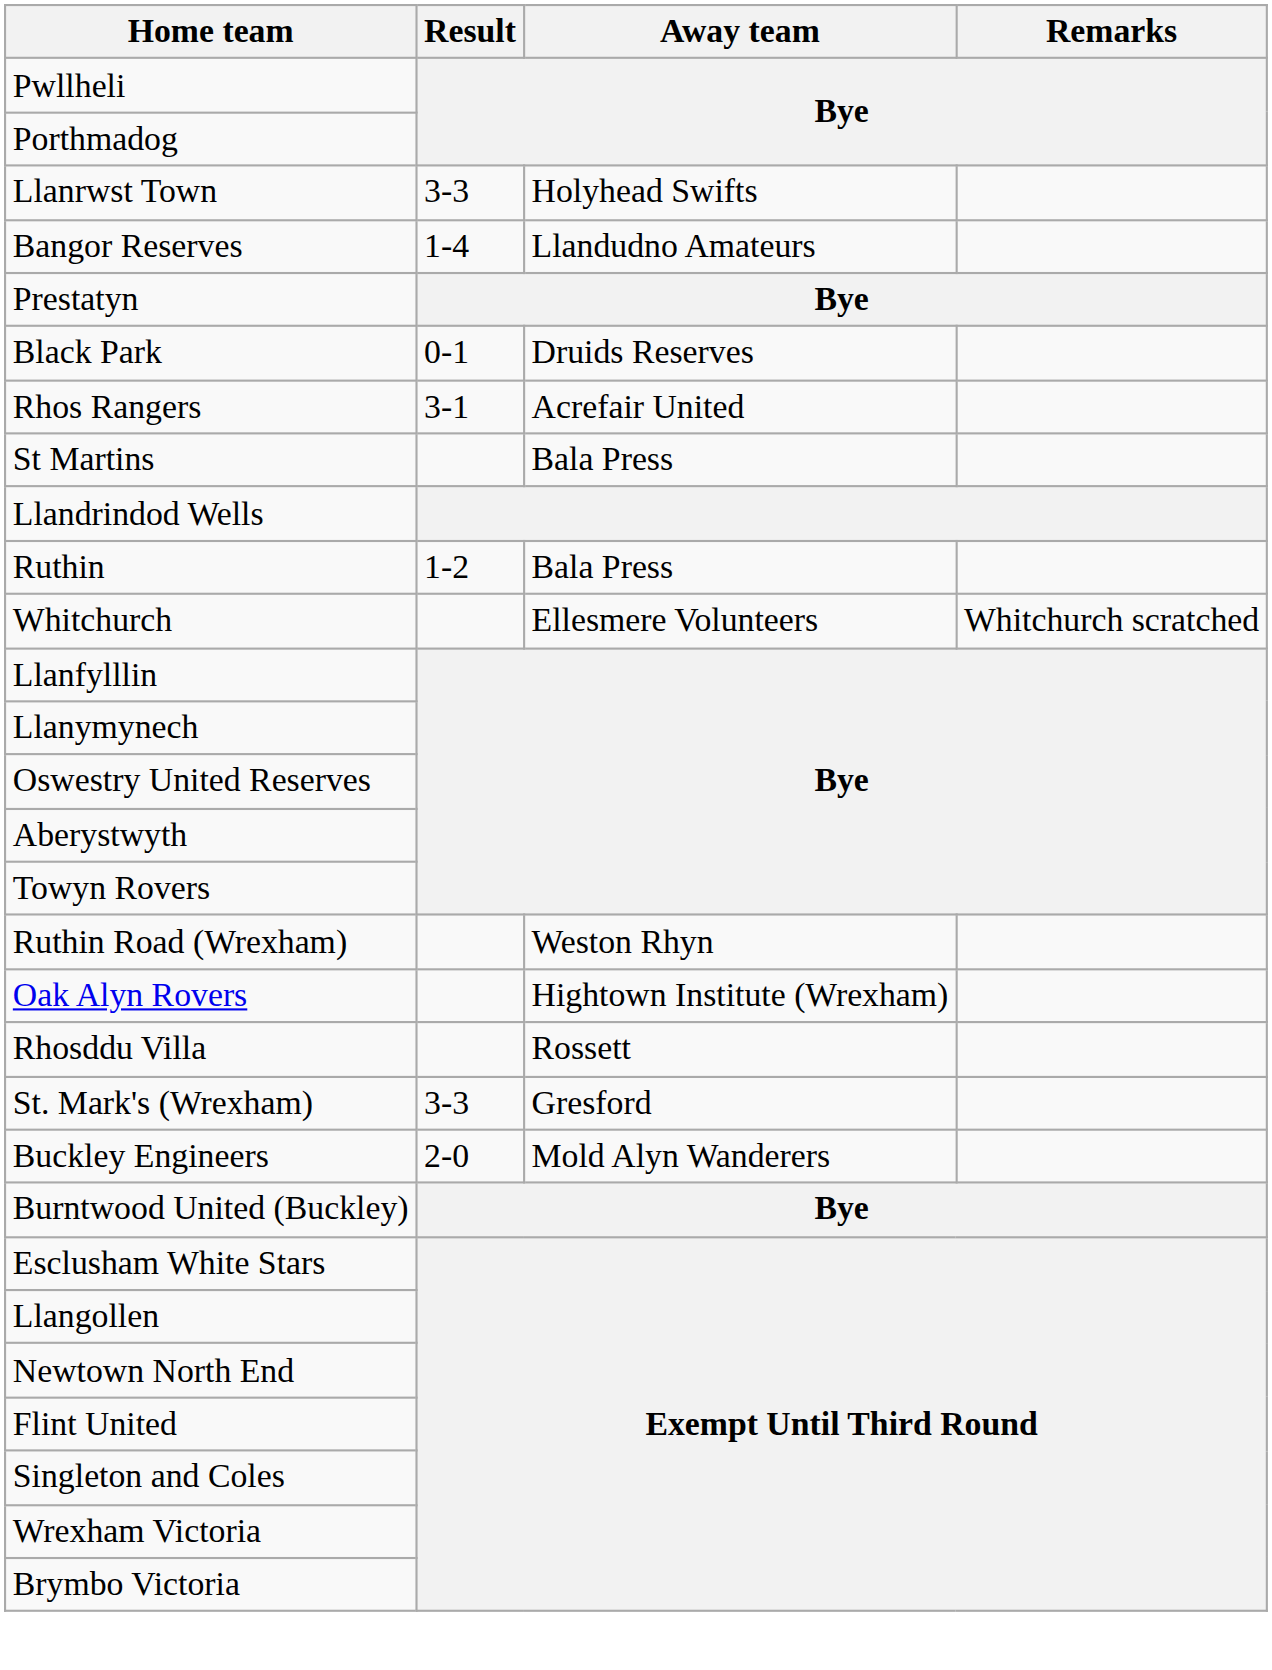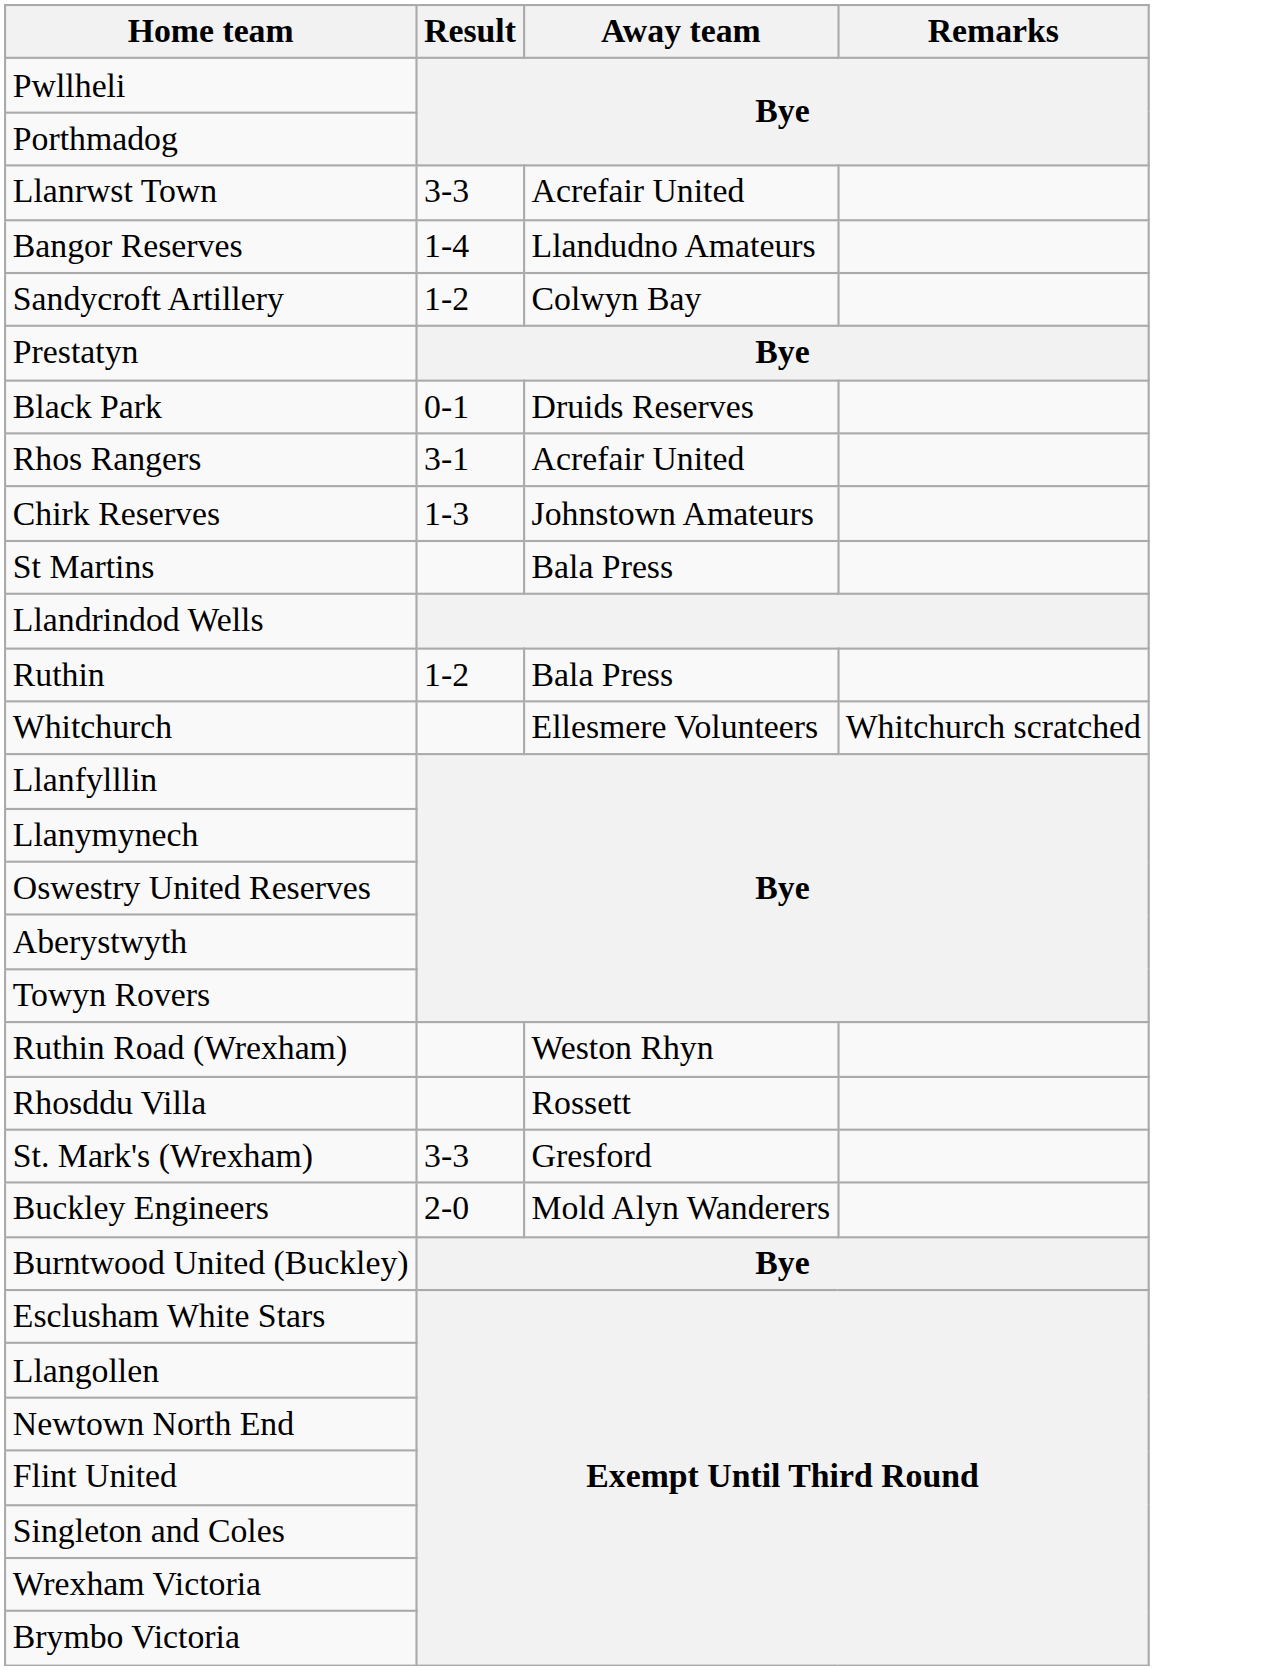(645, 191) Holyhead Swifts -> (638, 191) Acrefair United
+ row: (148, 298)
+ row: (116, 513)
- row: (130, 995)
